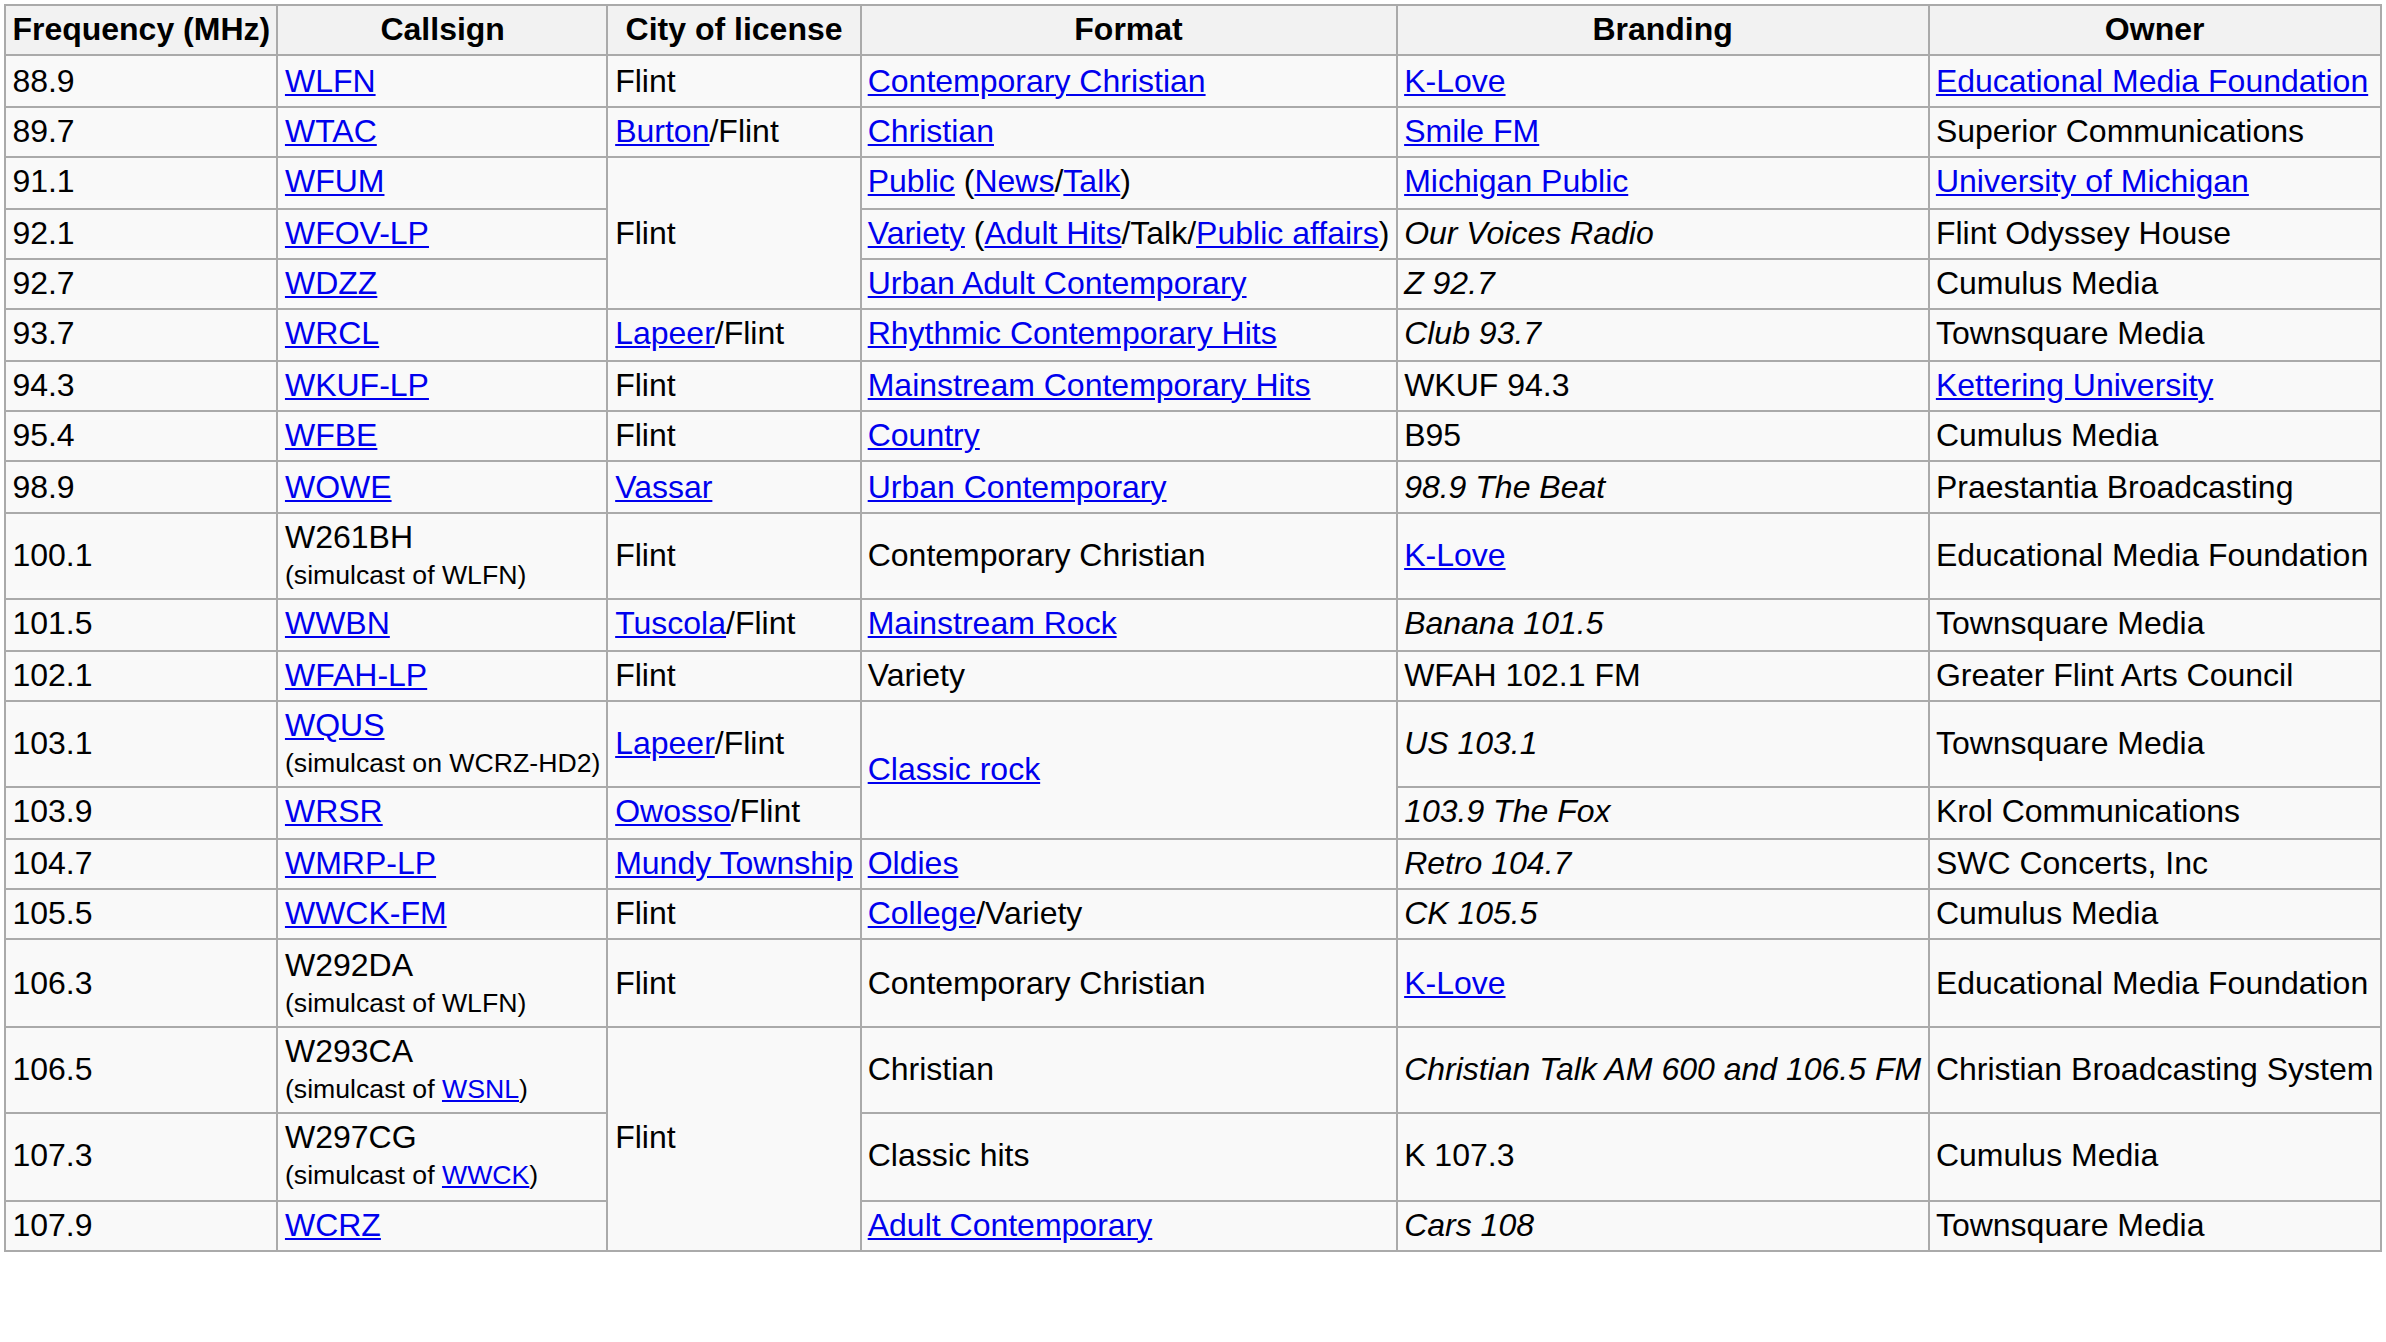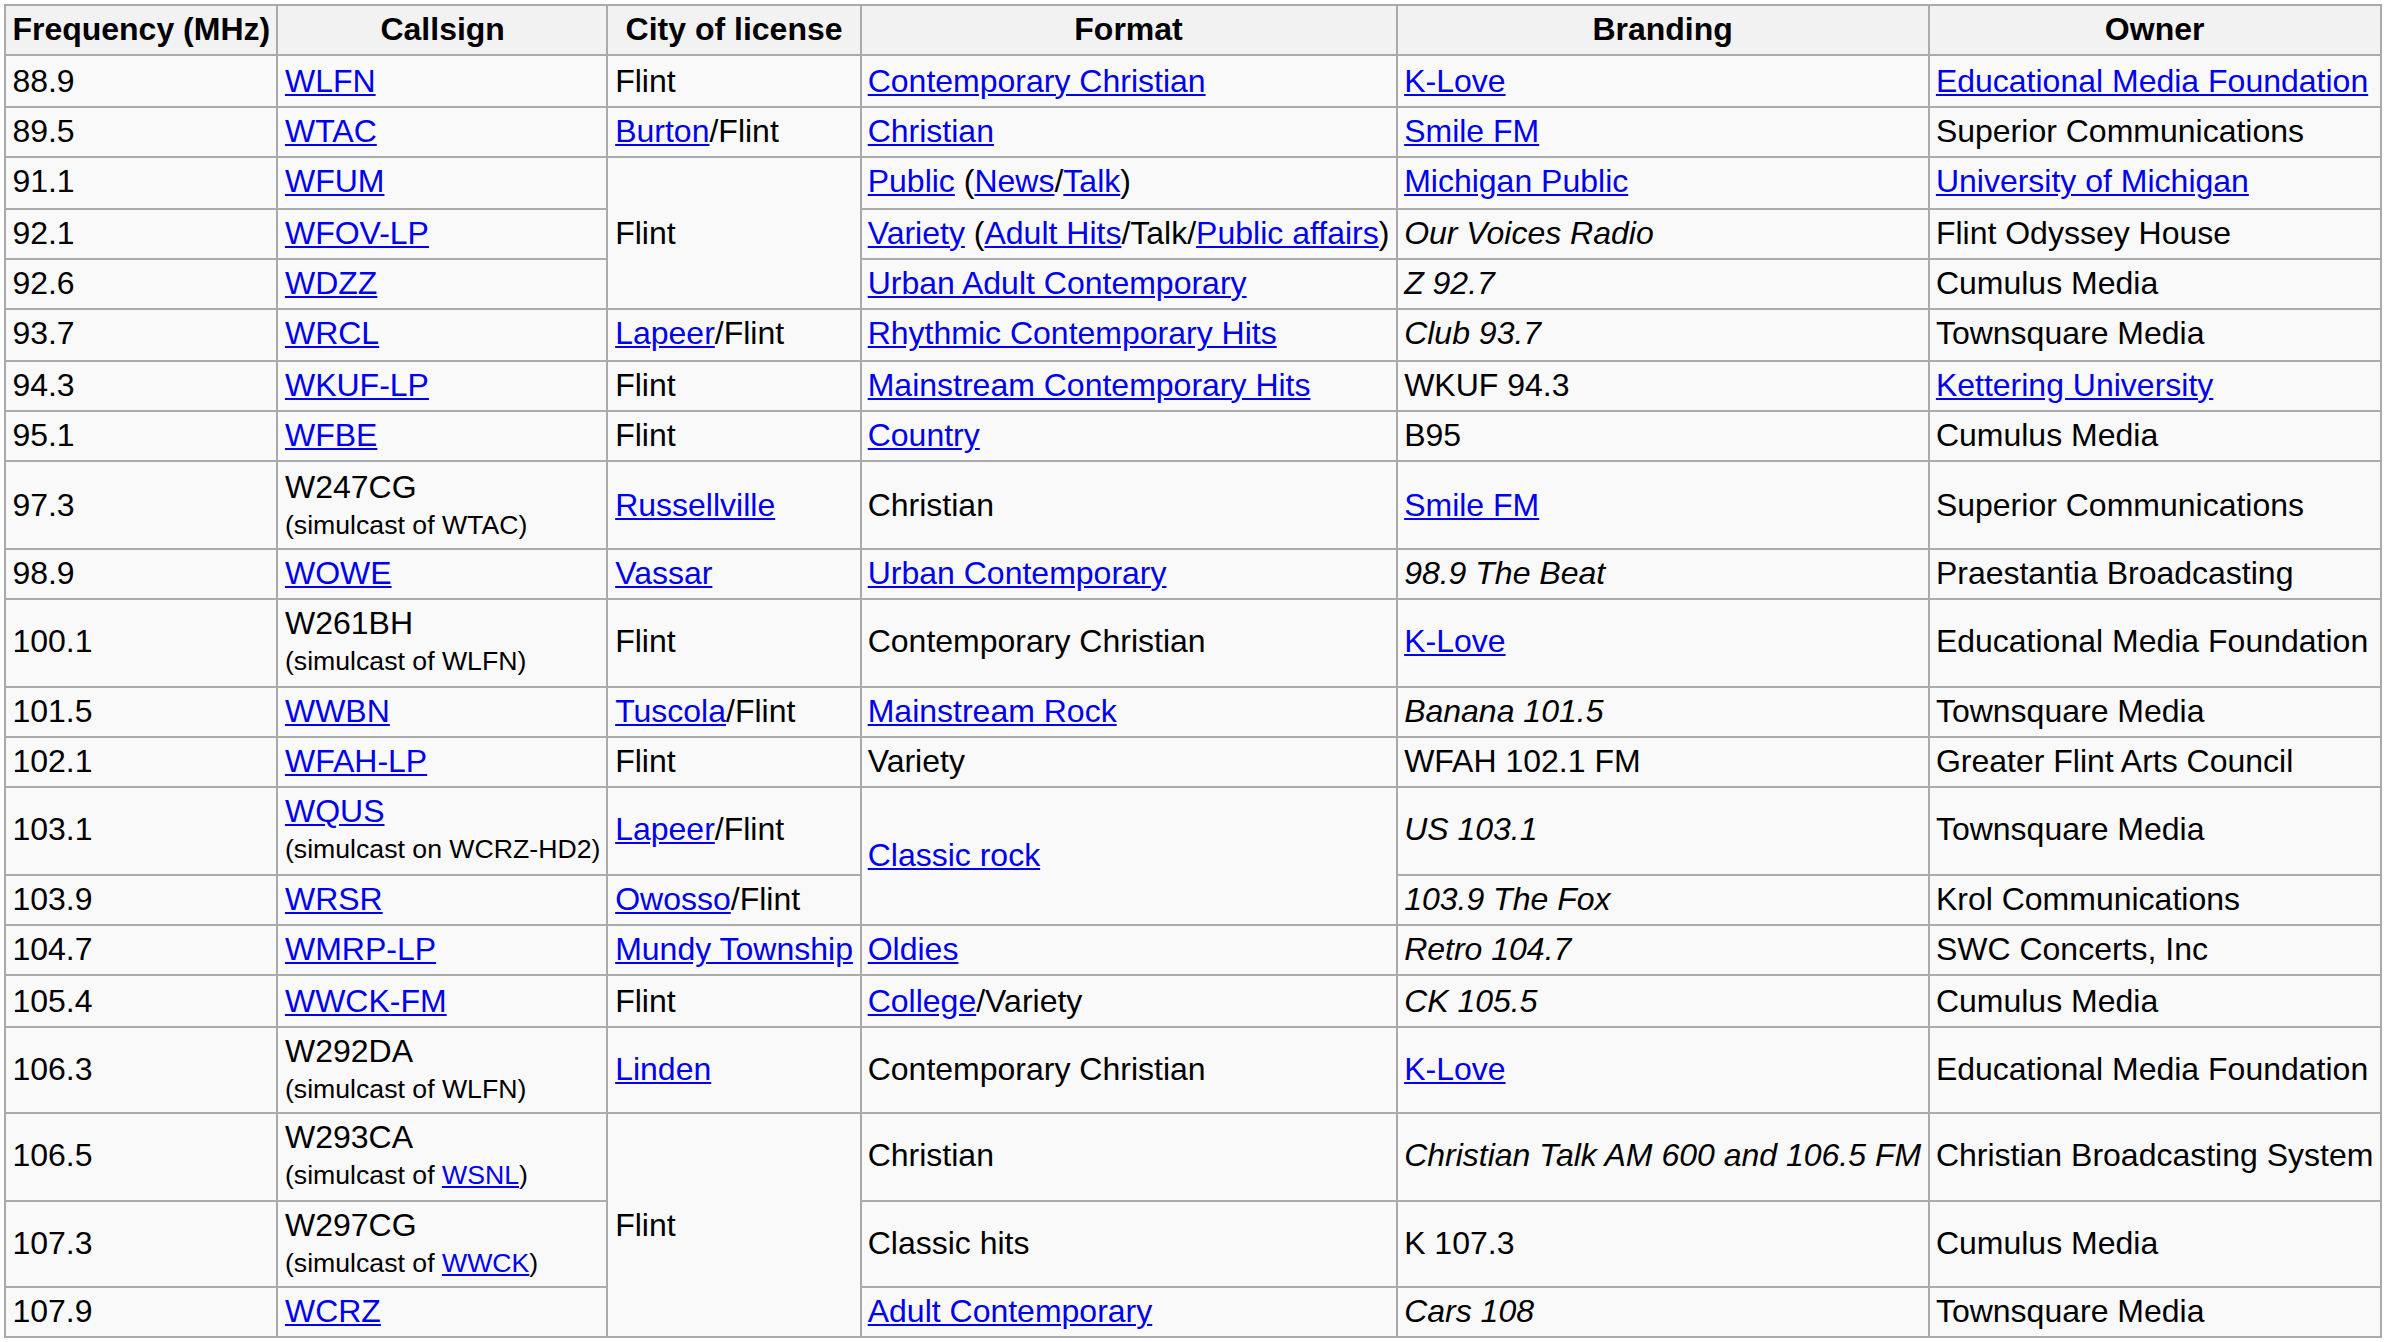(44, 131) 89.7 -> (44, 131) 89.5
(44, 283) 92.7 -> (44, 283) 92.6
(44, 435) 95.4 -> (44, 435) 95.1
+ row: (406, 504)
(52, 913) 105.5 -> (52, 1000) 105.4
(645, 982) Flint -> (663, 1069) Linden
